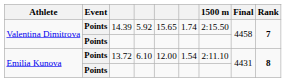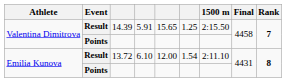(96, 27) Points -> (96, 27) Result
(144, 27) 5.92 -> (145, 27) 5.91
(189, 27) 1.74 -> (189, 27) 1.25
(96, 56) Points -> (96, 56) Result
